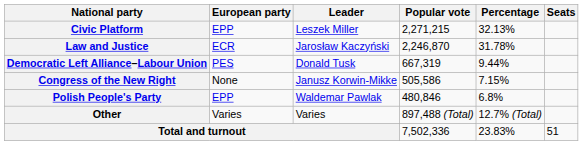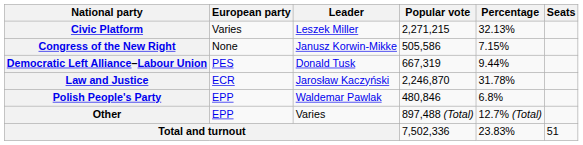(223, 30) EPP -> (227, 30) Varies
rows swapped: (107, 47) <-> (107, 81)
(227, 115) Varies -> (223, 115) EPP
